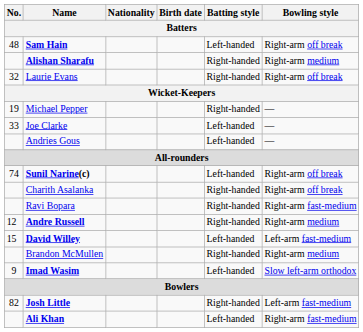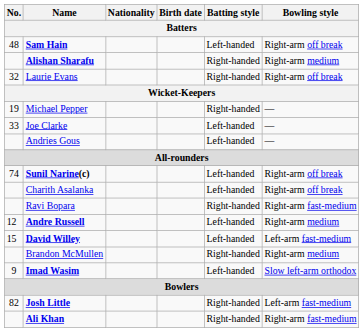(233, 189) Right-handed -> (230, 189) Left-handed
(233, 222) Right-handed -> (230, 222) Left-handed
(230, 319) Left-handed -> (233, 319) Right-handed
